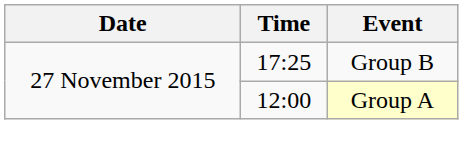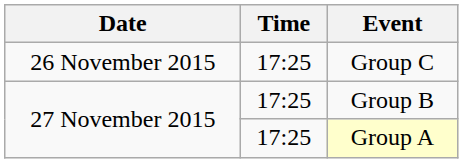+ row: (392, 61)
(284, 99) 12:00 -> (284, 137) 17:25
